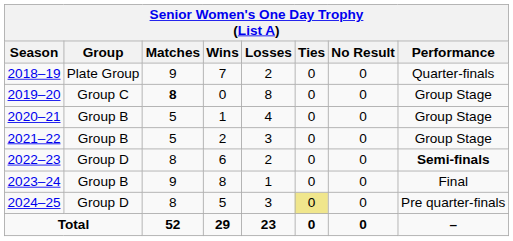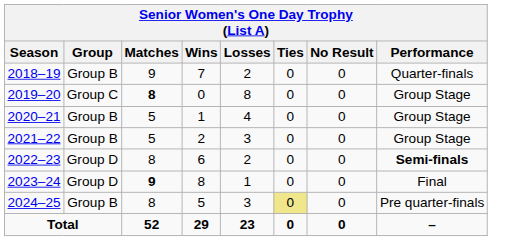(103, 73) Plate Group -> (92, 73) Group B
(103, 181) Group B -> (92, 181) Group D
(173, 181) normal -> (152, 181) bold
(103, 203) Group D -> (92, 203) Group B
